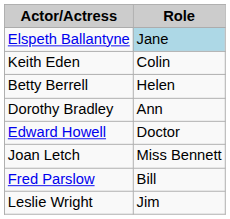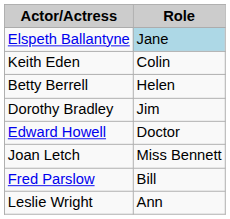(150, 109) Ann -> (148, 109) Jim
(148, 202) Jim -> (150, 202) Ann
